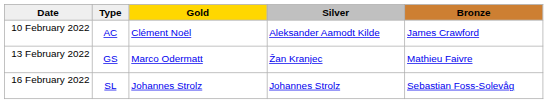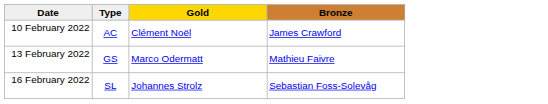- column: (336, 12)
